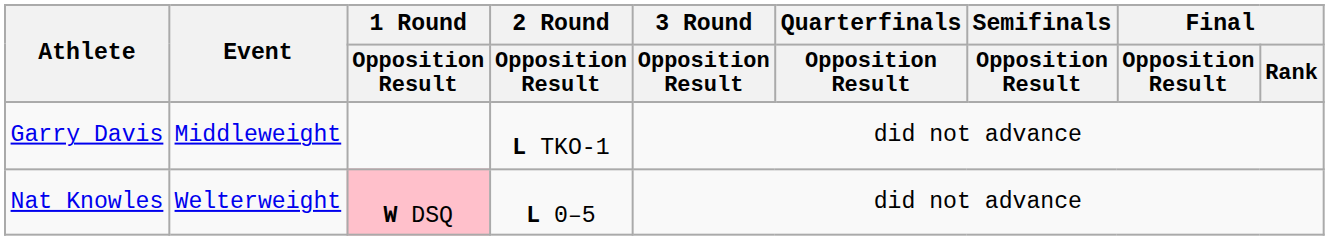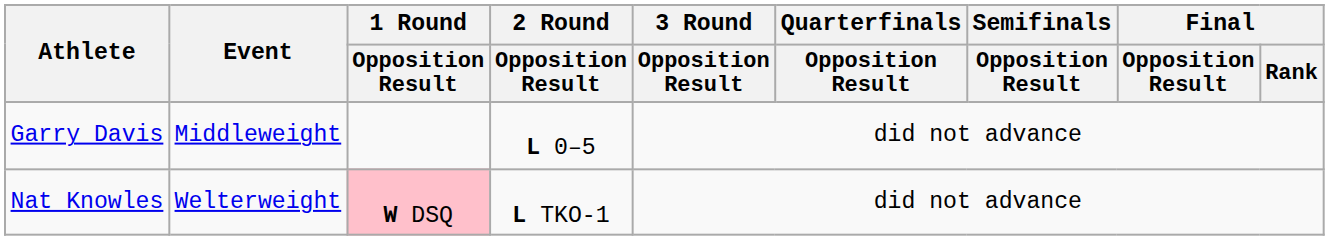(561, 149) L TKO-1 -> (561, 149) L 0–5
(561, 216) L 0–5 -> (561, 216) L TKO-1
